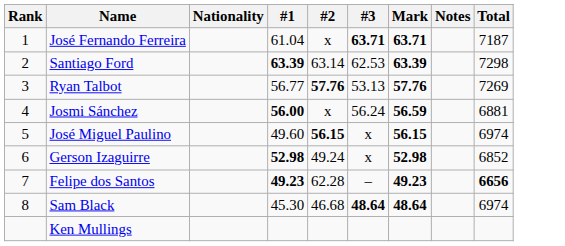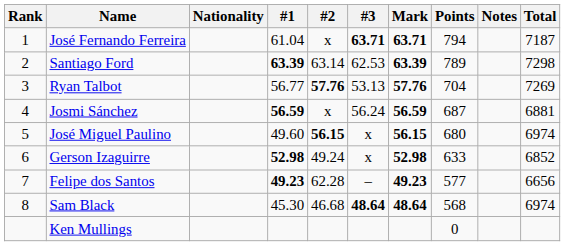+ column: (455, 16)
(287, 110) 56.00 -> (287, 110) 56.59
(494, 181) bold -> (540, 181) normal
